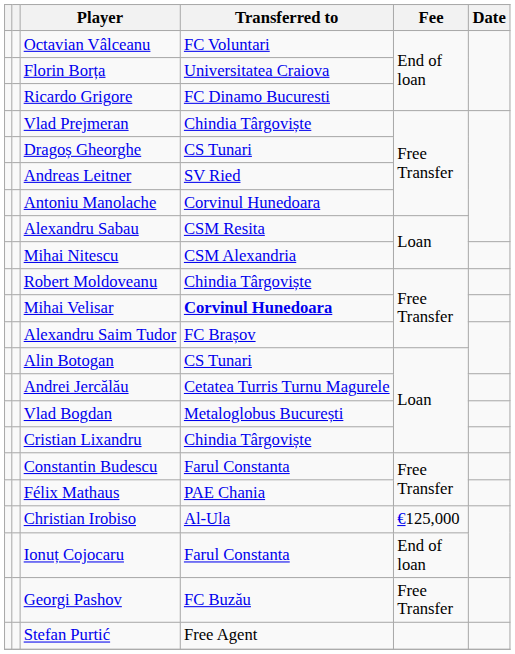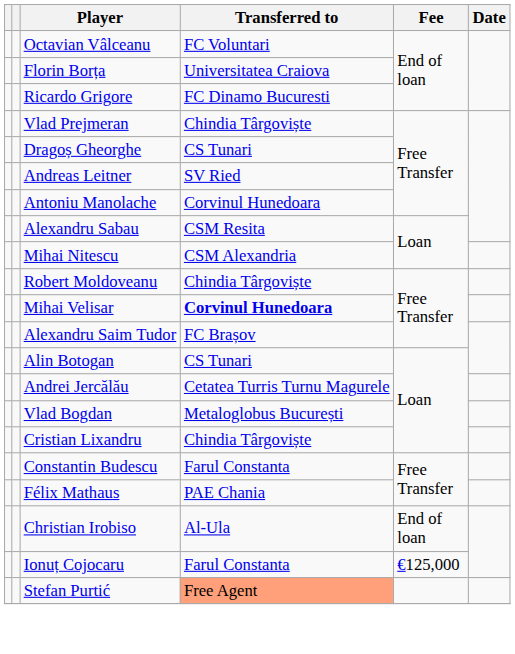(428, 519) €125,000 -> (420, 528) End of loan
(420, 554) End of loan -> (428, 564) €125,000
- row: (73, 599)
(221, 635) no background -> (221, 590) lightsalmon background
